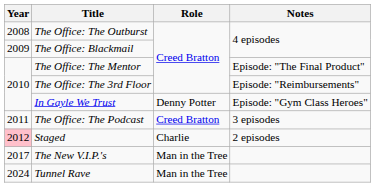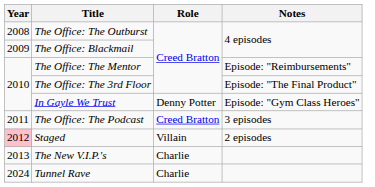(299, 66) Episode: "The Final Product" -> (288, 66) Episode: "Reimbursements"
(296, 84) Episode: "Reimbursements" -> (291, 84) Episode: "The Final Product"
(173, 137) Charlie -> (171, 137) Villain
(18, 155) 2017 -> (18, 155) 2013
(192, 155) Man in the Tree -> (173, 155) Charlie
(192, 173) Man in the Tree -> (173, 173) Charlie
